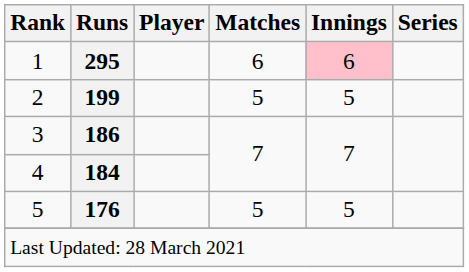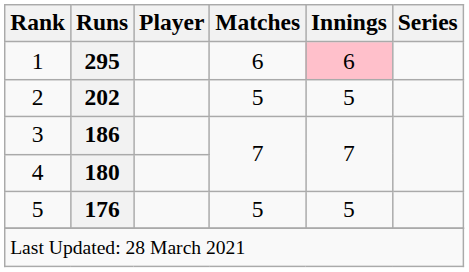(102, 97) 199 -> (102, 97) 202
(102, 172) 184 -> (102, 172) 180
